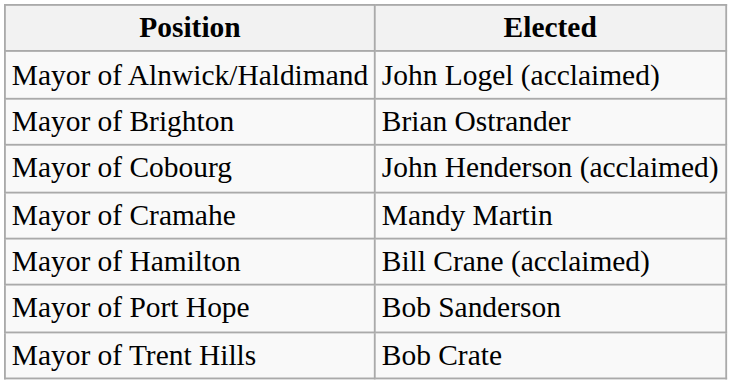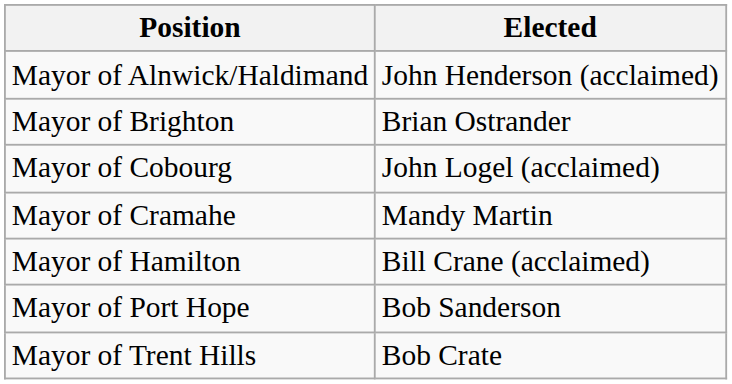(521, 74) John Logel (acclaimed) -> (550, 74) John Henderson (acclaimed)
(550, 167) John Henderson (acclaimed) -> (521, 167) John Logel (acclaimed)
